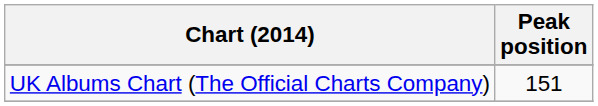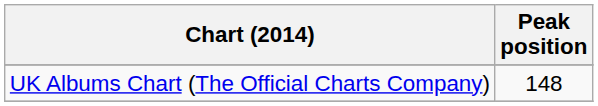(544, 82) 151 -> (544, 82) 148
